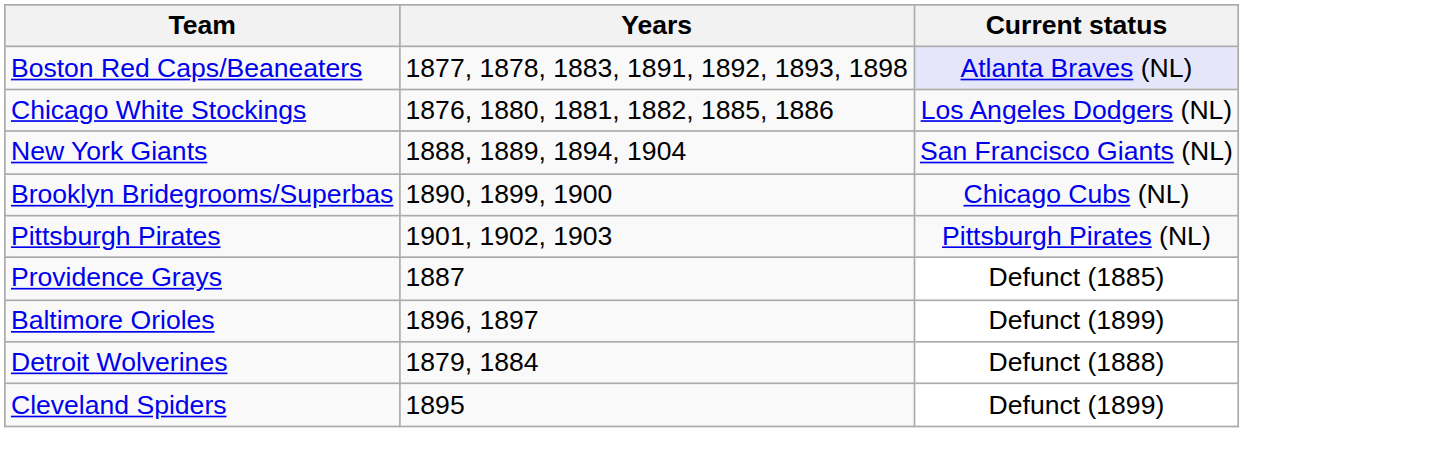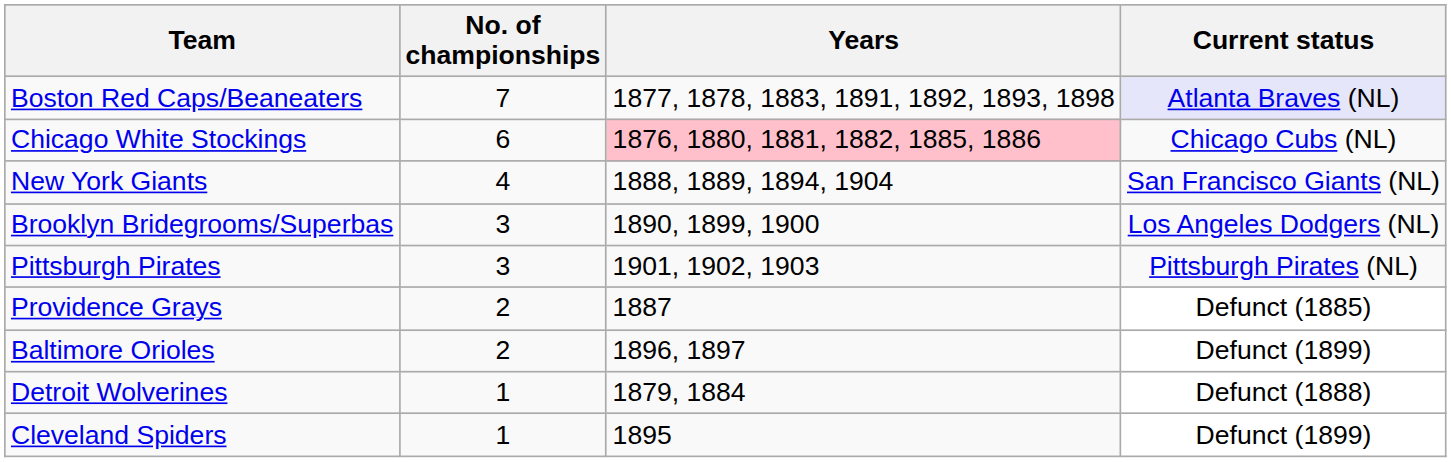+ column: (503, 40)
(620, 109) no background -> (827, 139) pink background
(1076, 109) Los Angeles Dodgers (NL) -> (1283, 139) Chicago Cubs (NL)
(1076, 194) Chicago Cubs (NL) -> (1283, 223) Los Angeles Dodgers (NL)
